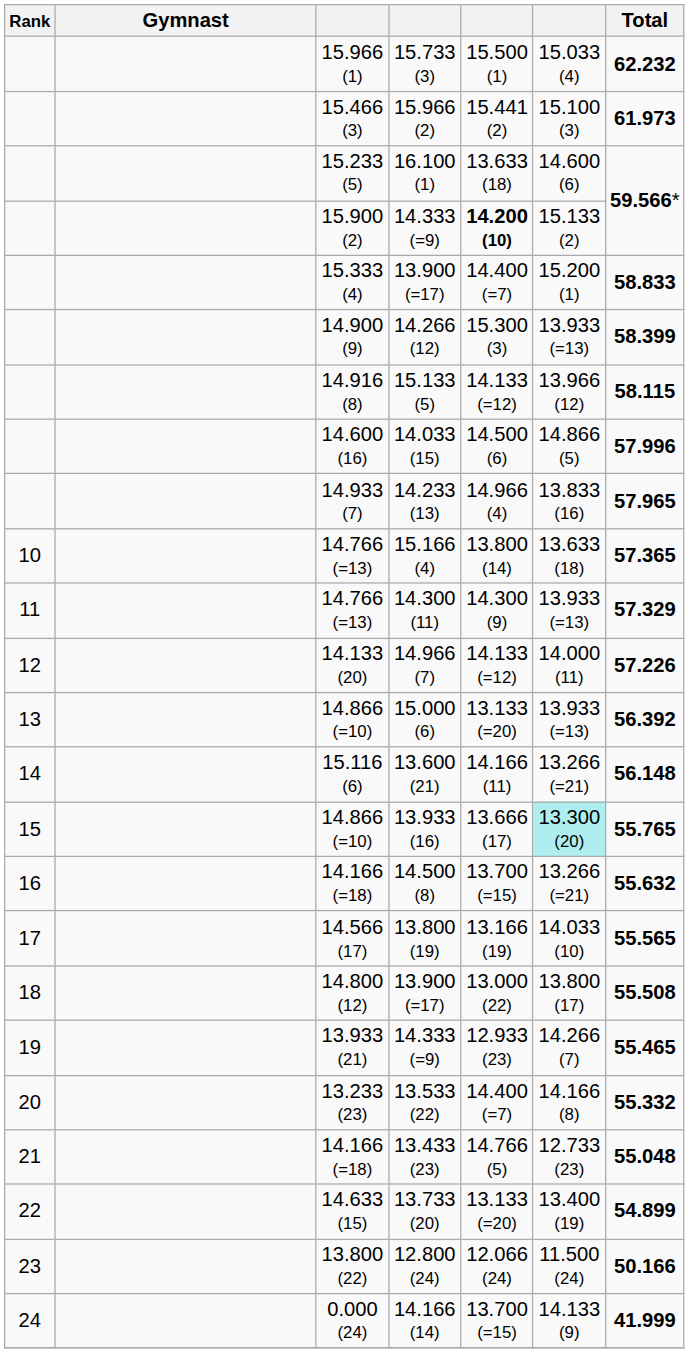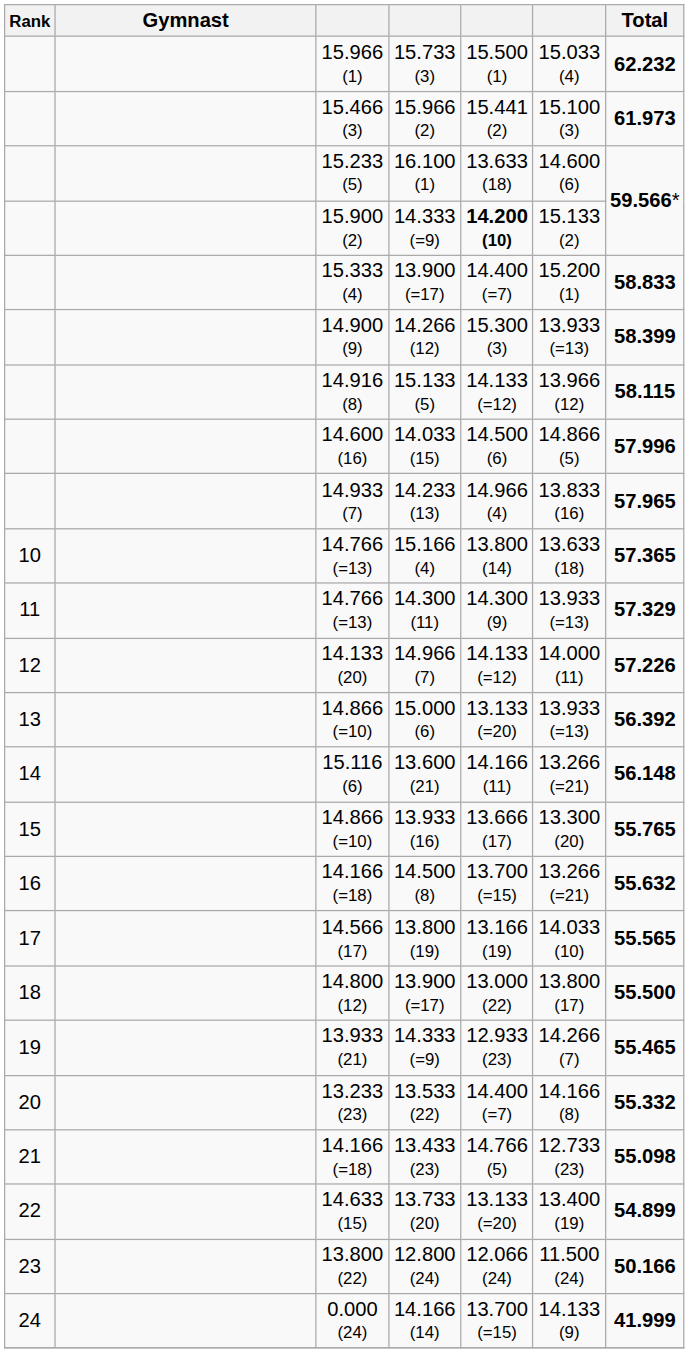(569, 828) paleturquoise background -> (569, 828) no background
(645, 992) 55.508 -> (645, 992) 55.500
(645, 1156) 55.048 -> (645, 1156) 55.098
